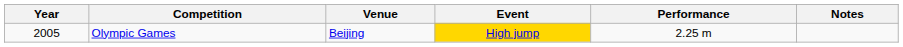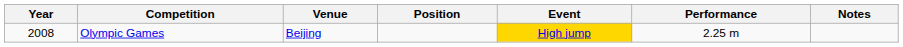+ column: (437, 14)
(47, 33) 2005 -> (41, 33) 2008
